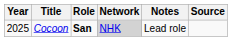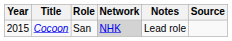(18, 28) 2025 -> (18, 28) 2015
(82, 28) bold -> (82, 28) normal
